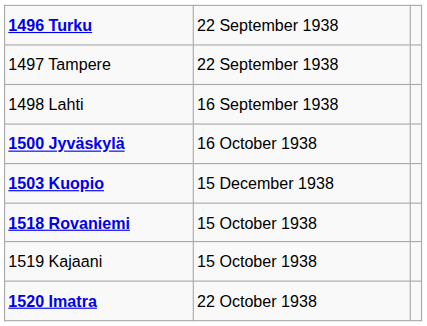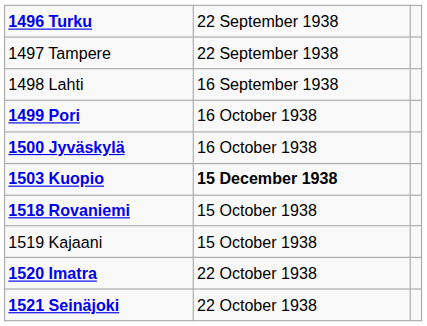+ row: (44, 116)
(265, 183) normal -> (267, 179) bold
+ row: (64, 305)
